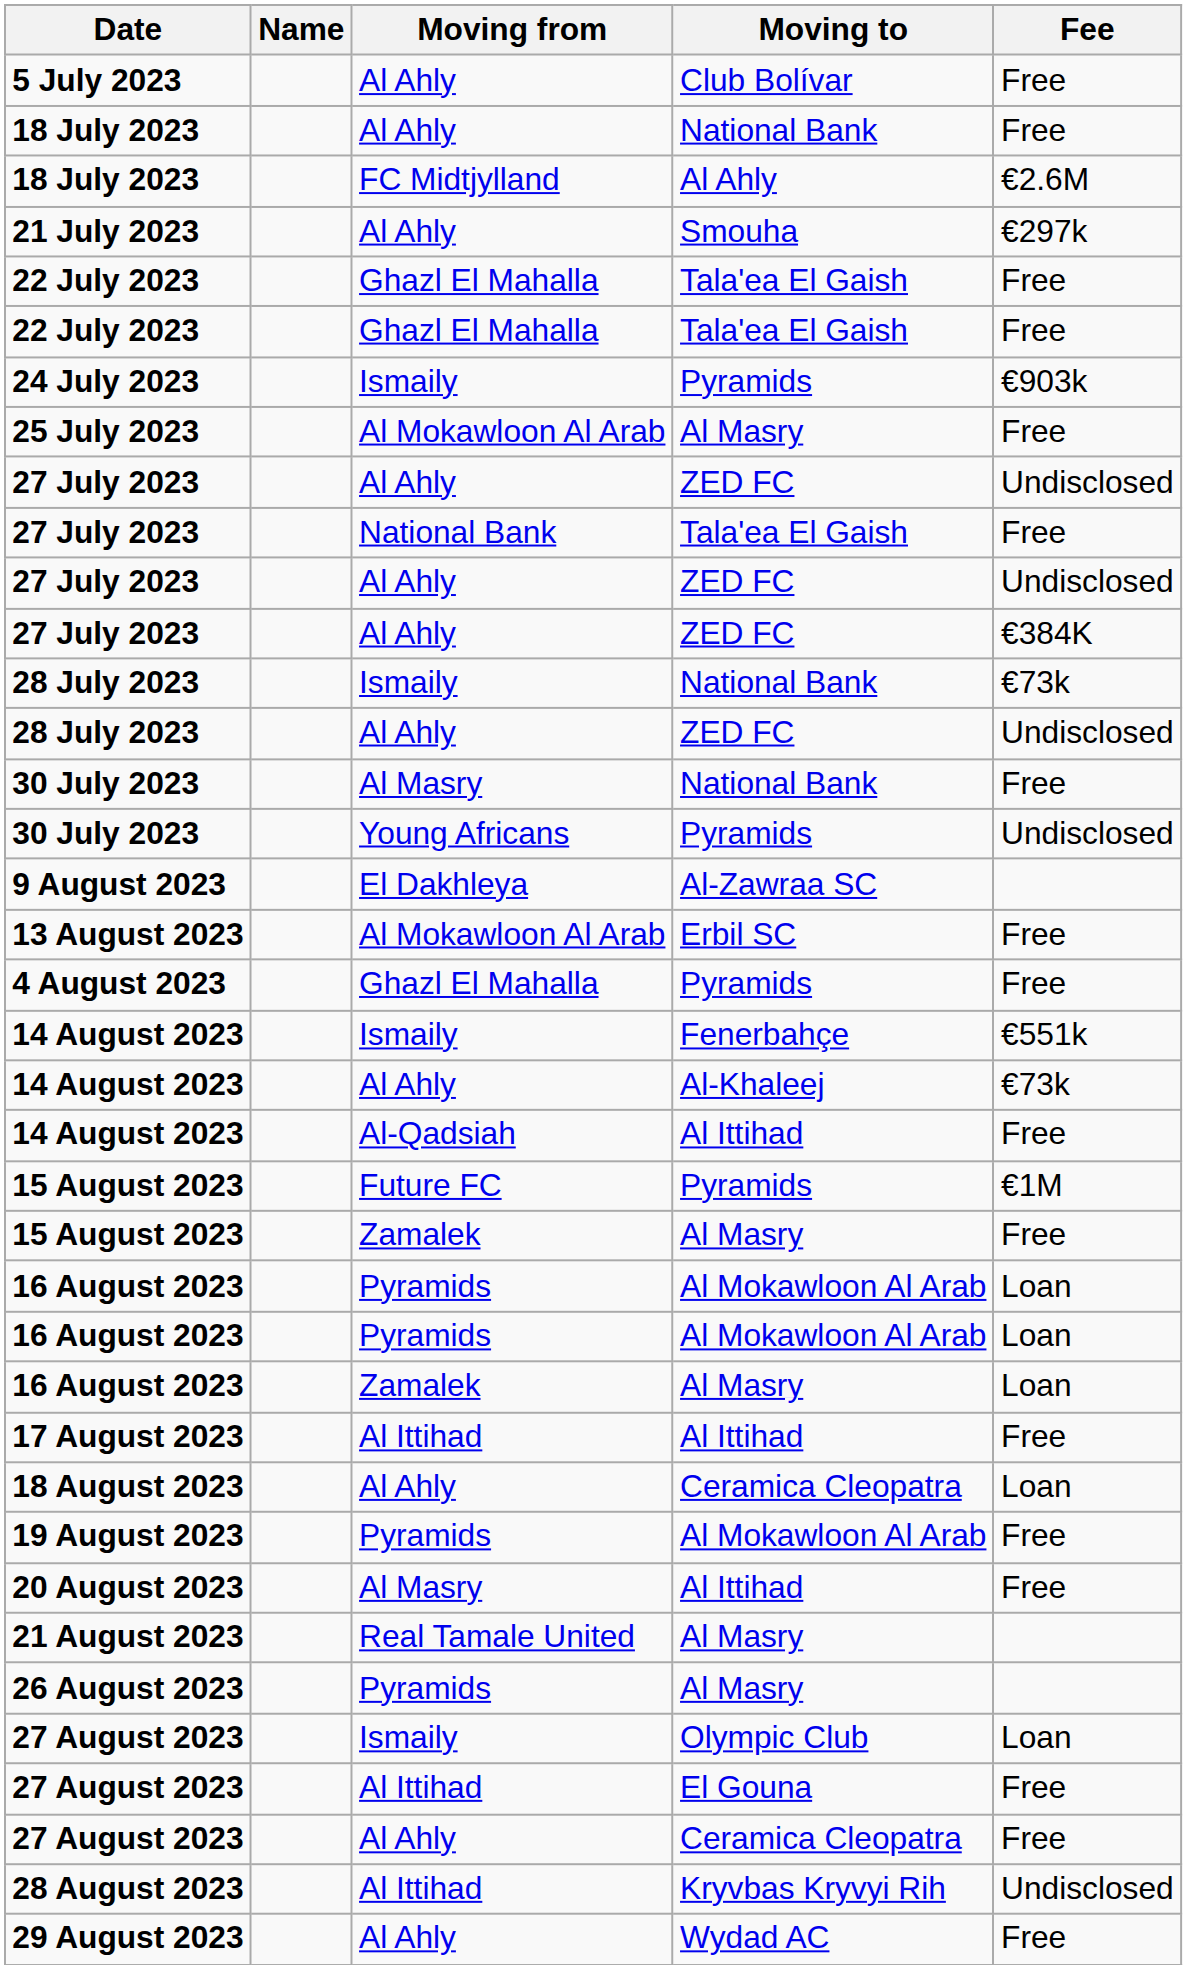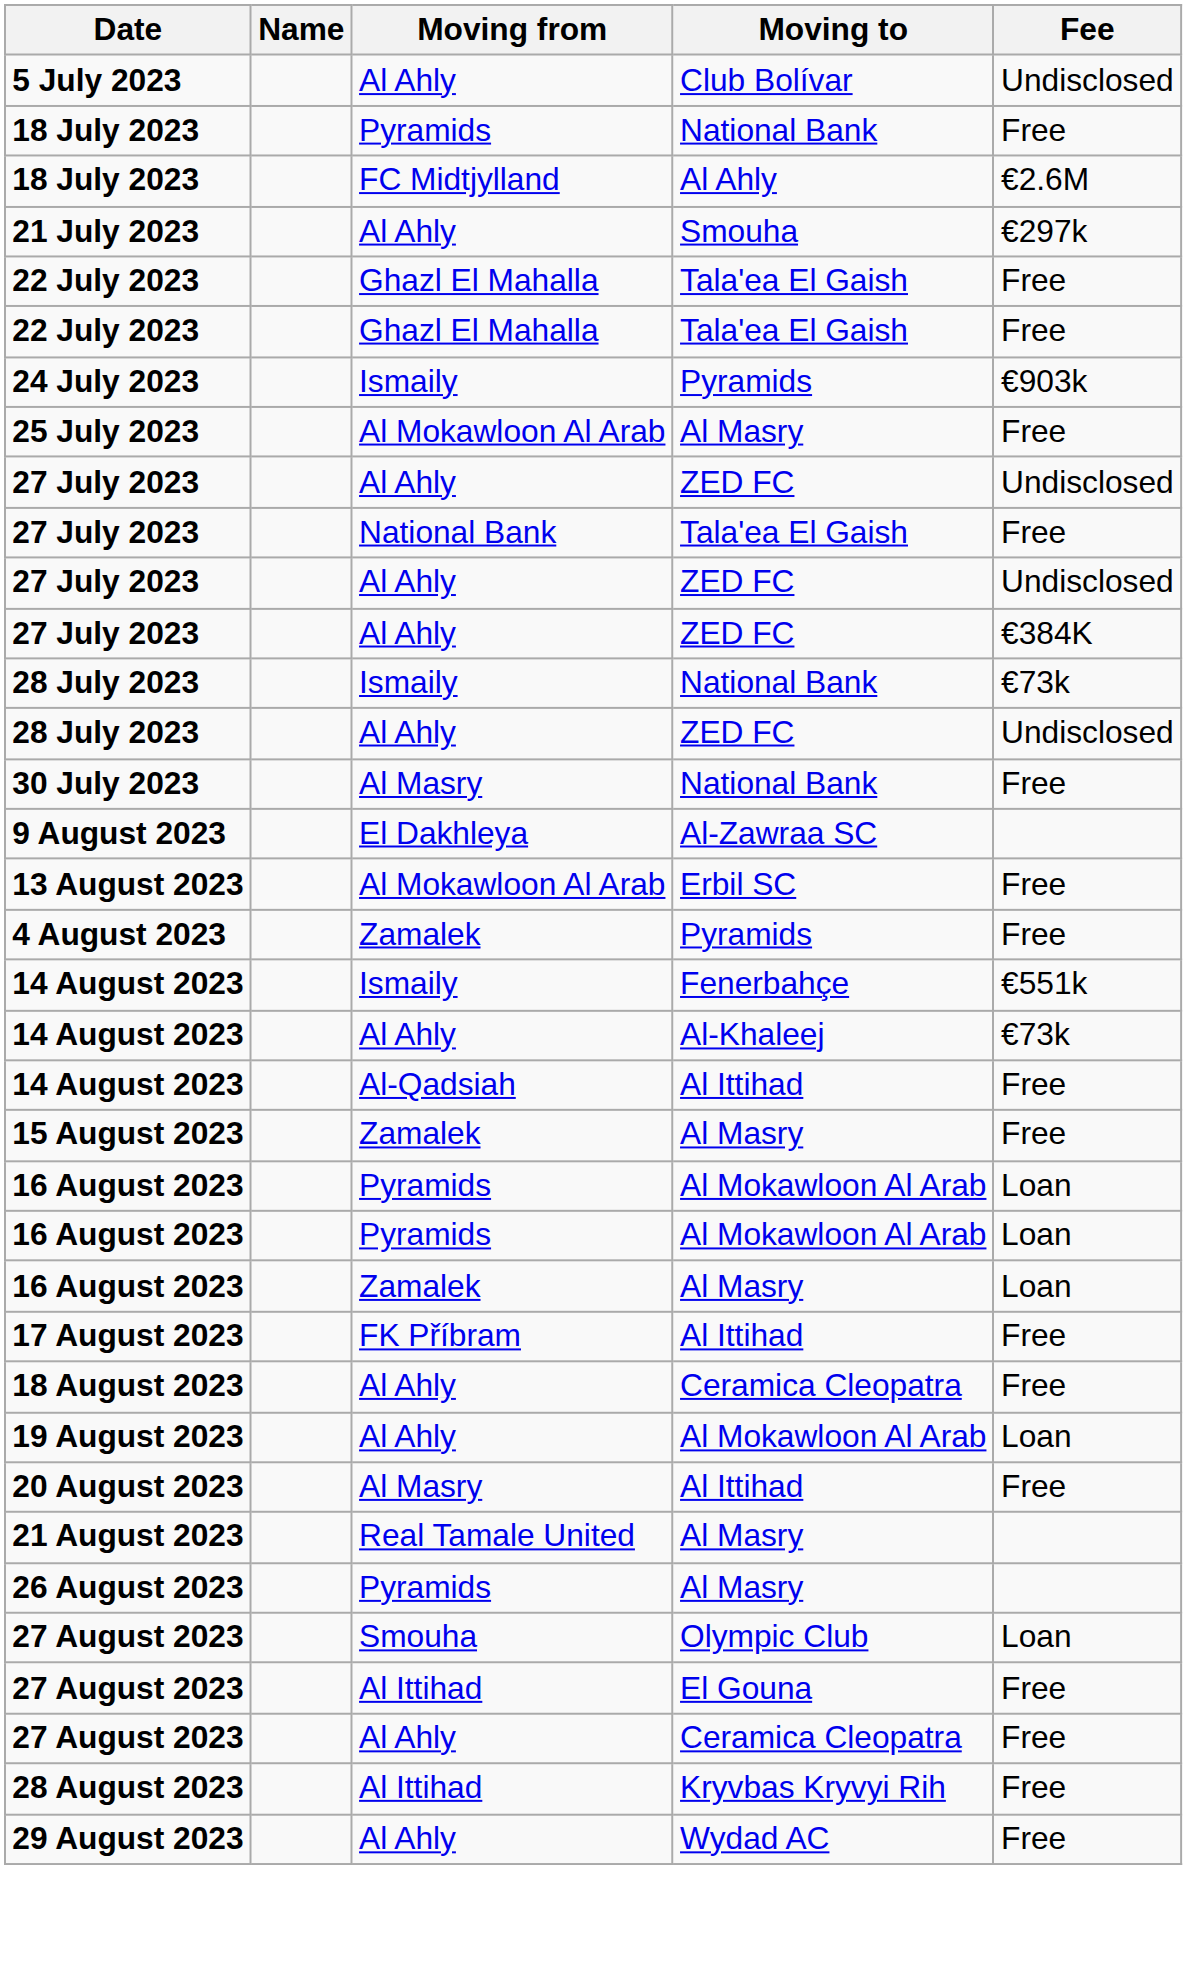(1034, 79) Free -> (1087, 79) Undisclosed
(407, 130) Al Ahly -> (425, 130) Pyramids
- row: (106, 833)
(479, 984) Ghazl El Mahalla -> (420, 933) Zamalek
- row: (128, 1185)
(421, 1436) Al Ittihad -> (440, 1335) FK Příbram
(1036, 1486) Loan -> (1034, 1386) Free
(425, 1536) Pyramids -> (407, 1436) Al Ahly
(1034, 1536) Free -> (1036, 1436) Loan
(408, 1737) Ismaily -> (418, 1637) Smouha
(1087, 1888) Undisclosed -> (1034, 1788) Free
